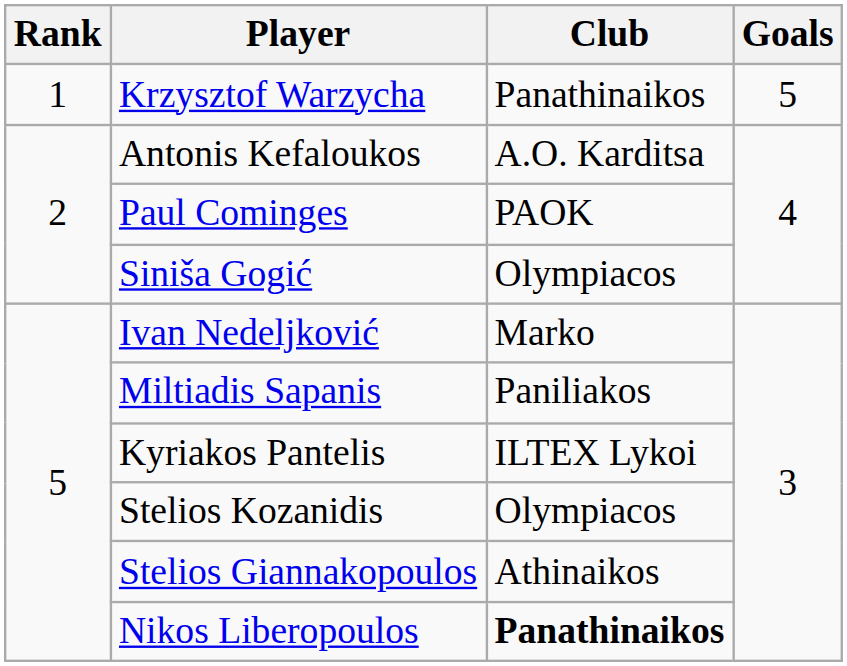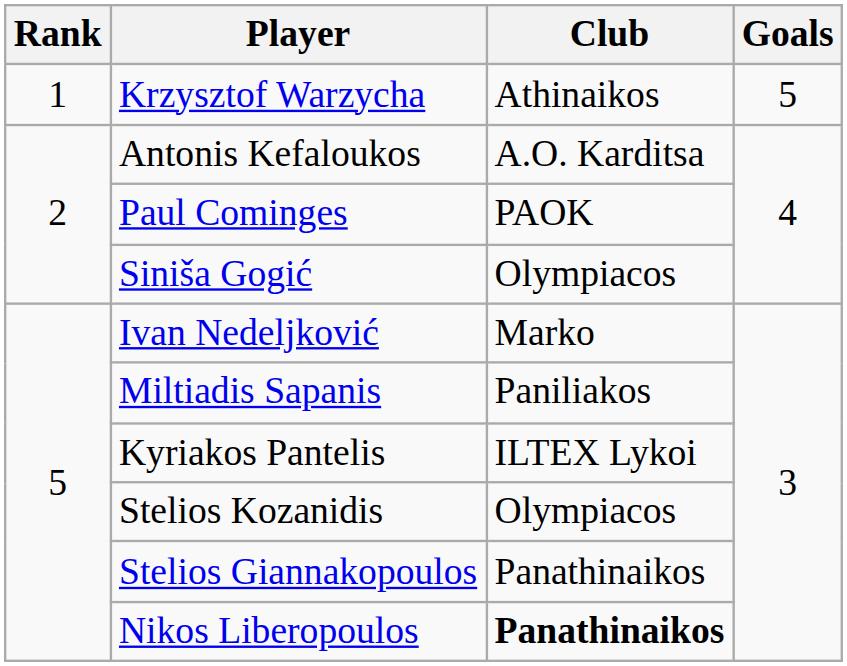(600, 93) Panathinaikos -> (577, 93) Athinaikos
(577, 570) Athinaikos -> (600, 570) Panathinaikos
